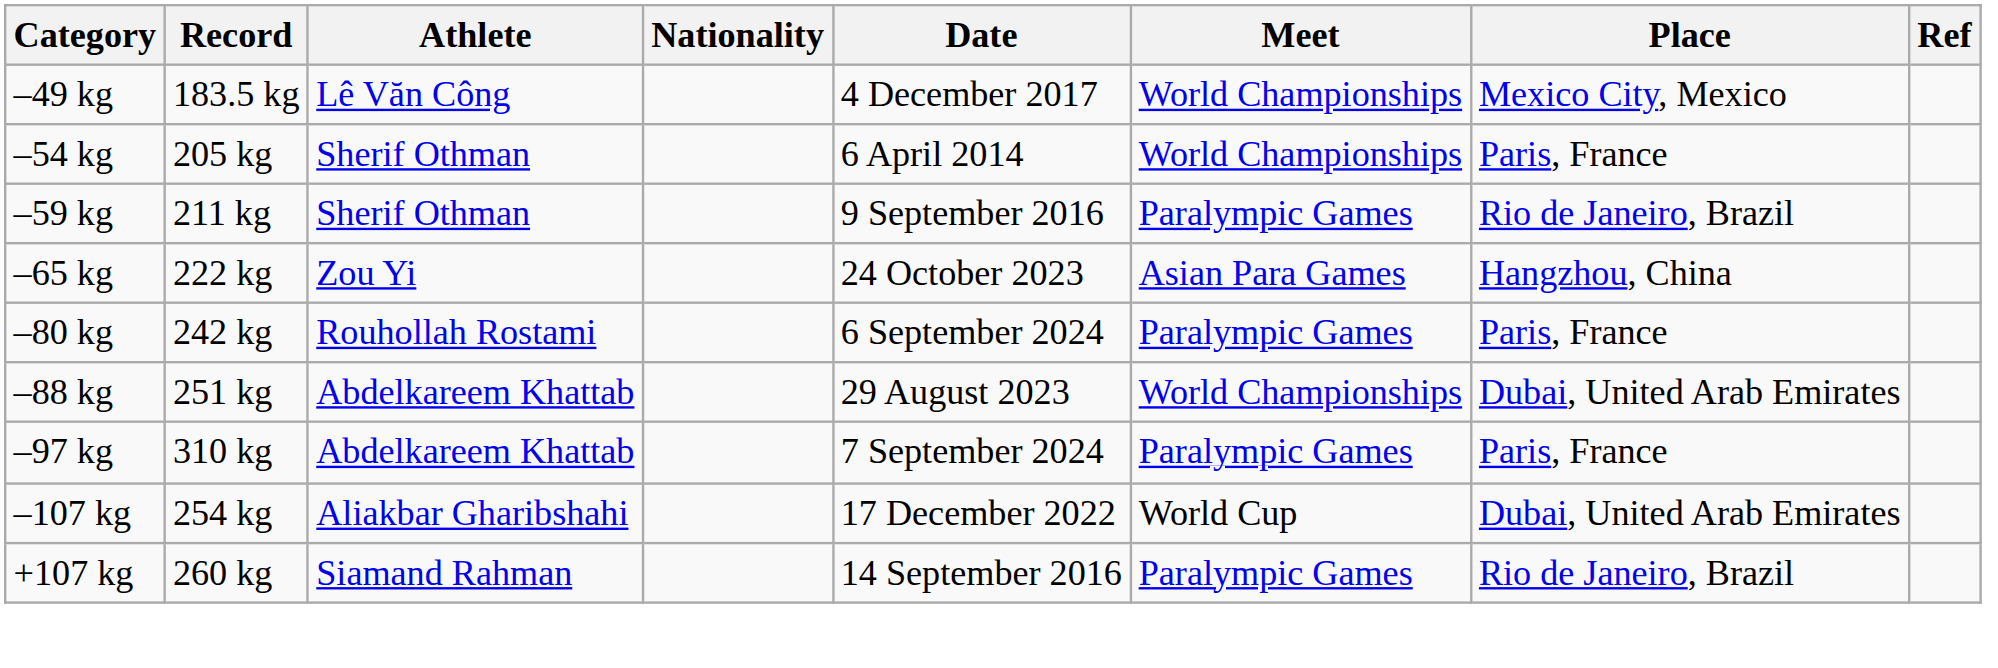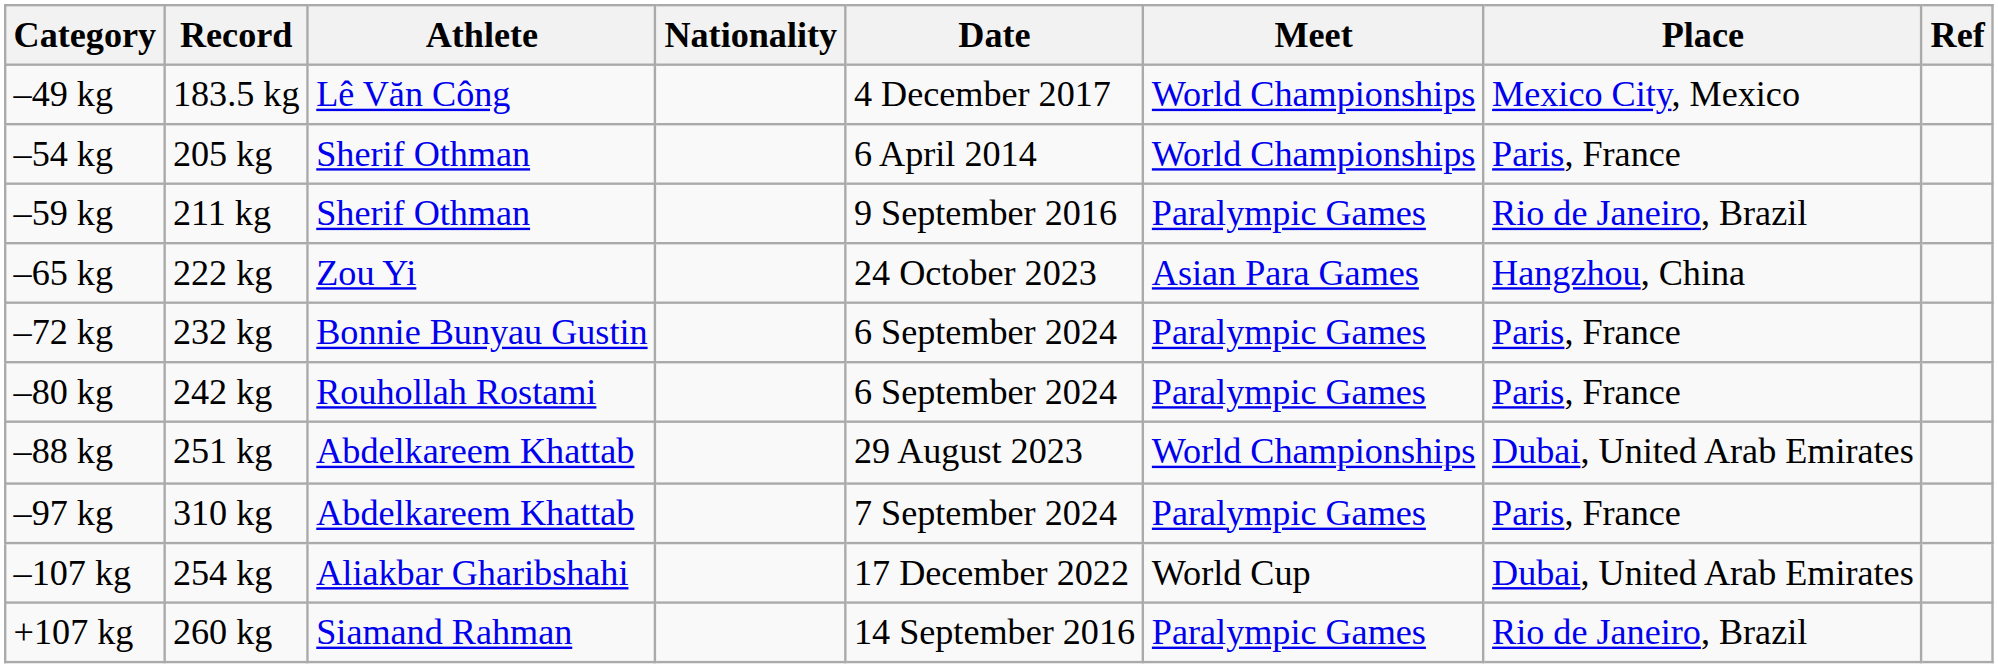+ row: (63, 332)
